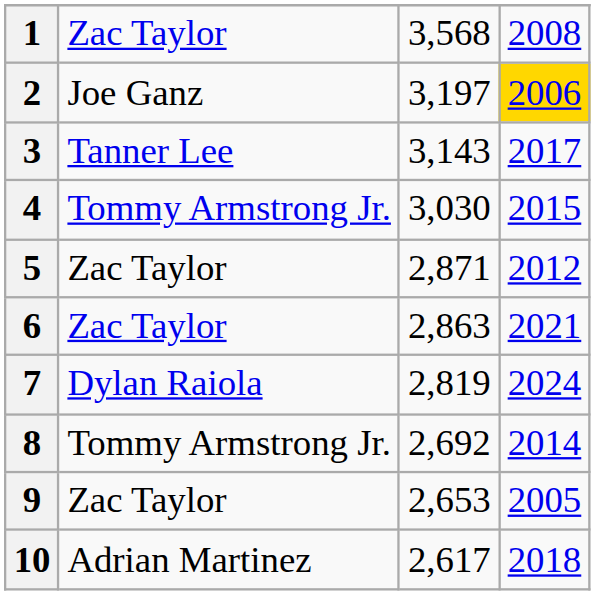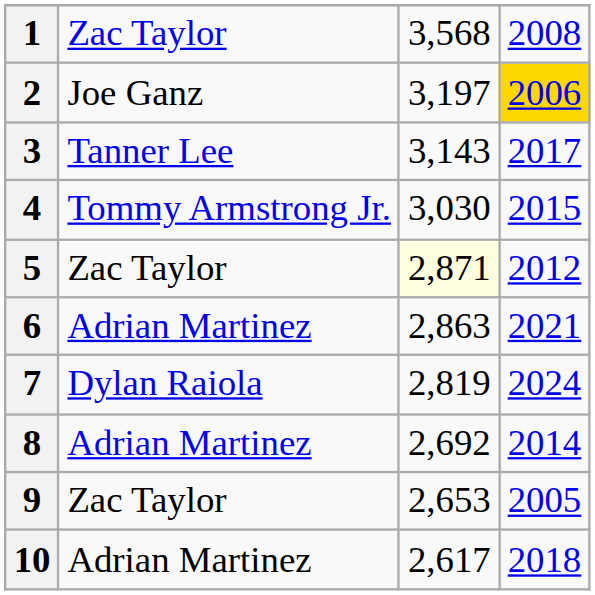(449, 267) no background -> (449, 267) lightyellow background
(147, 325) Zac Taylor -> (190, 325) Adrian Martinez
(229, 442) Tommy Armstrong Jr. -> (190, 442) Adrian Martinez
